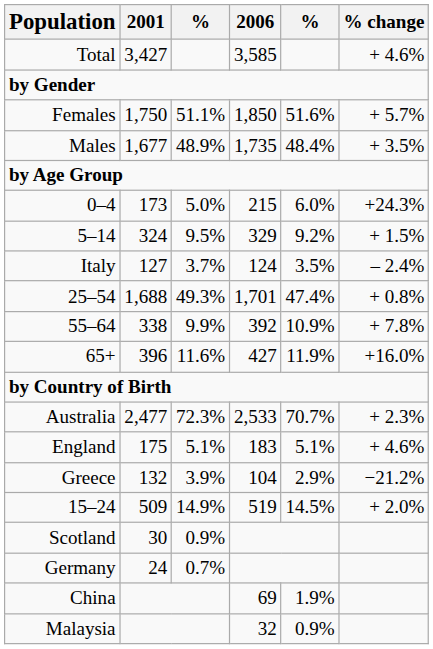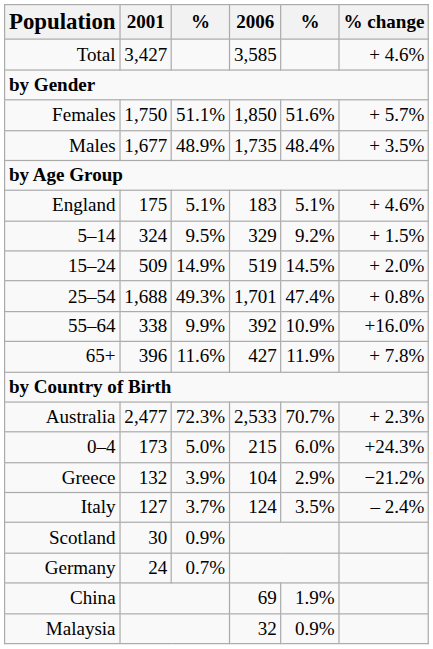rows swapped: (101, 205) <-> (84, 447)
rows swapped: (92, 507) <-> (98, 265)
(397, 326) + 7.8% -> (394, 326) +16.0%
(394, 356) +16.0% -> (397, 356) + 7.8%
